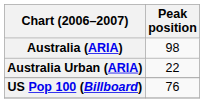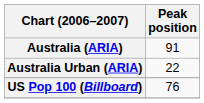(172, 48) 98 -> (172, 48) 91
